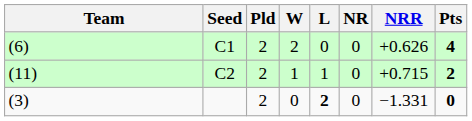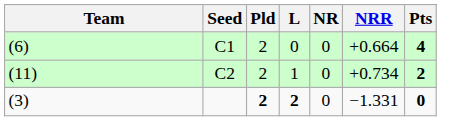- column: (294, 18)
(404, 45) +0.626 -> (374, 45) +0.664
(404, 73) +0.715 -> (374, 73) +0.734
(263, 101) normal -> (263, 101) bold
